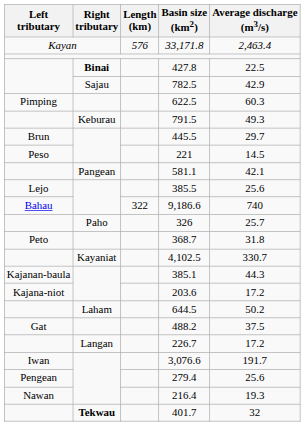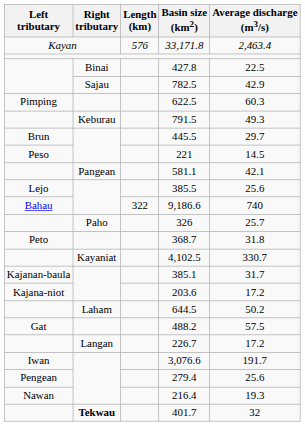(97, 67) bold -> (97, 67) normal
(255, 274) 44.3 -> (255, 274) 31.7
(255, 326) 37.5 -> (255, 326) 57.5
